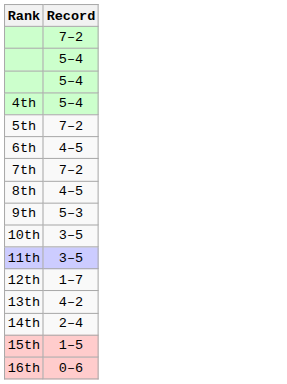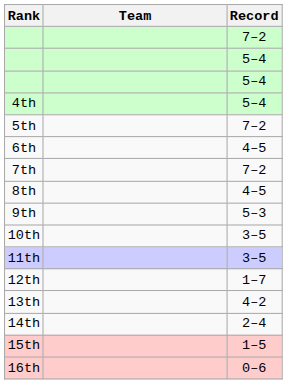+ column: (135, 16)
